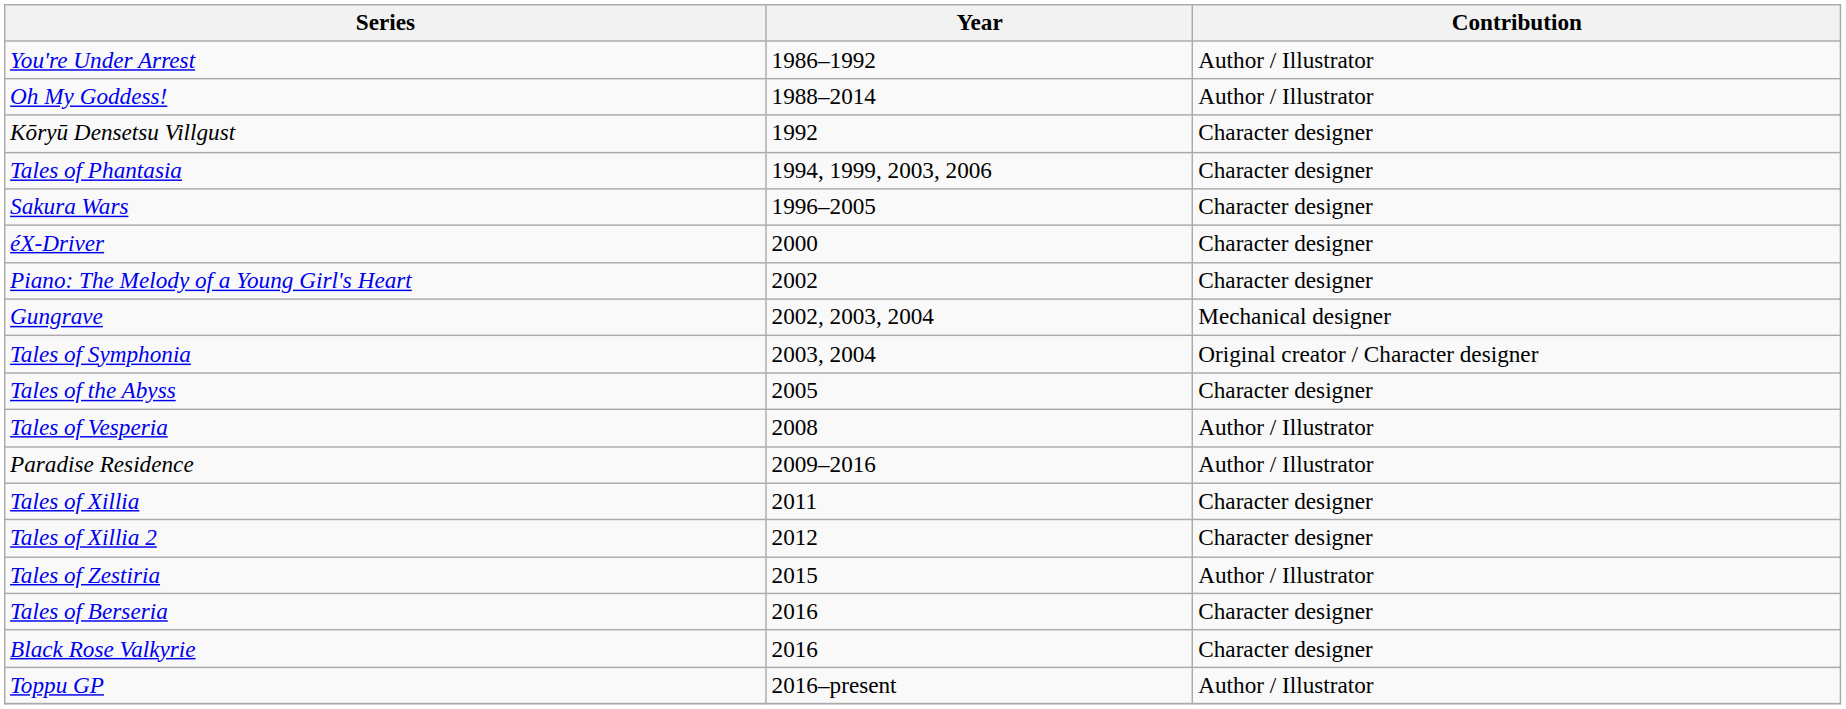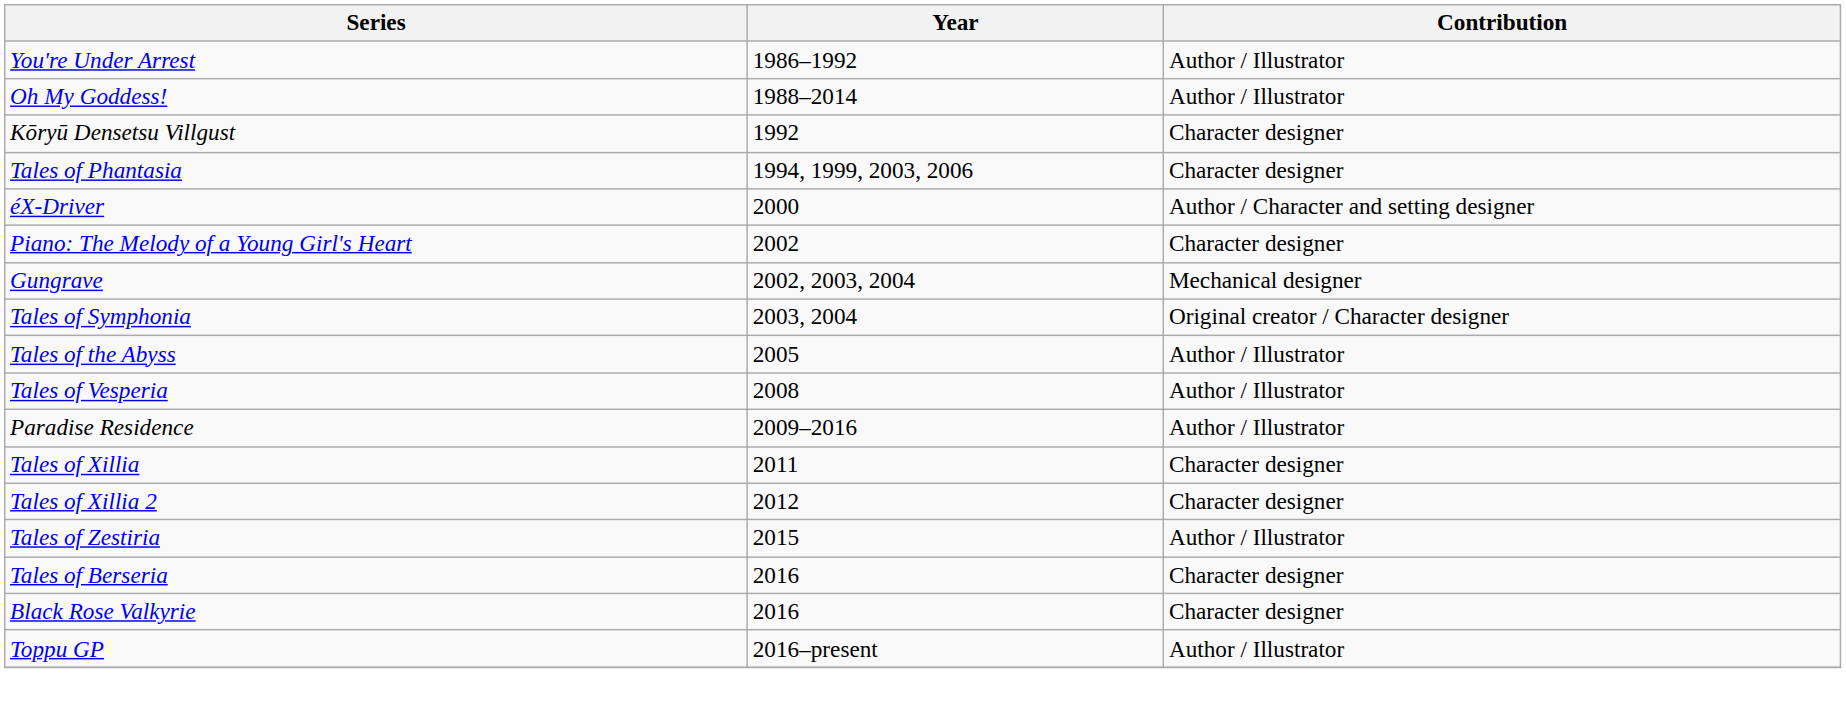- row: (69, 206)
(1286, 243) Character designer -> (1352, 206) Author / Character and setting designer
(1286, 390) Character designer -> (1257, 354) Author / Illustrator
